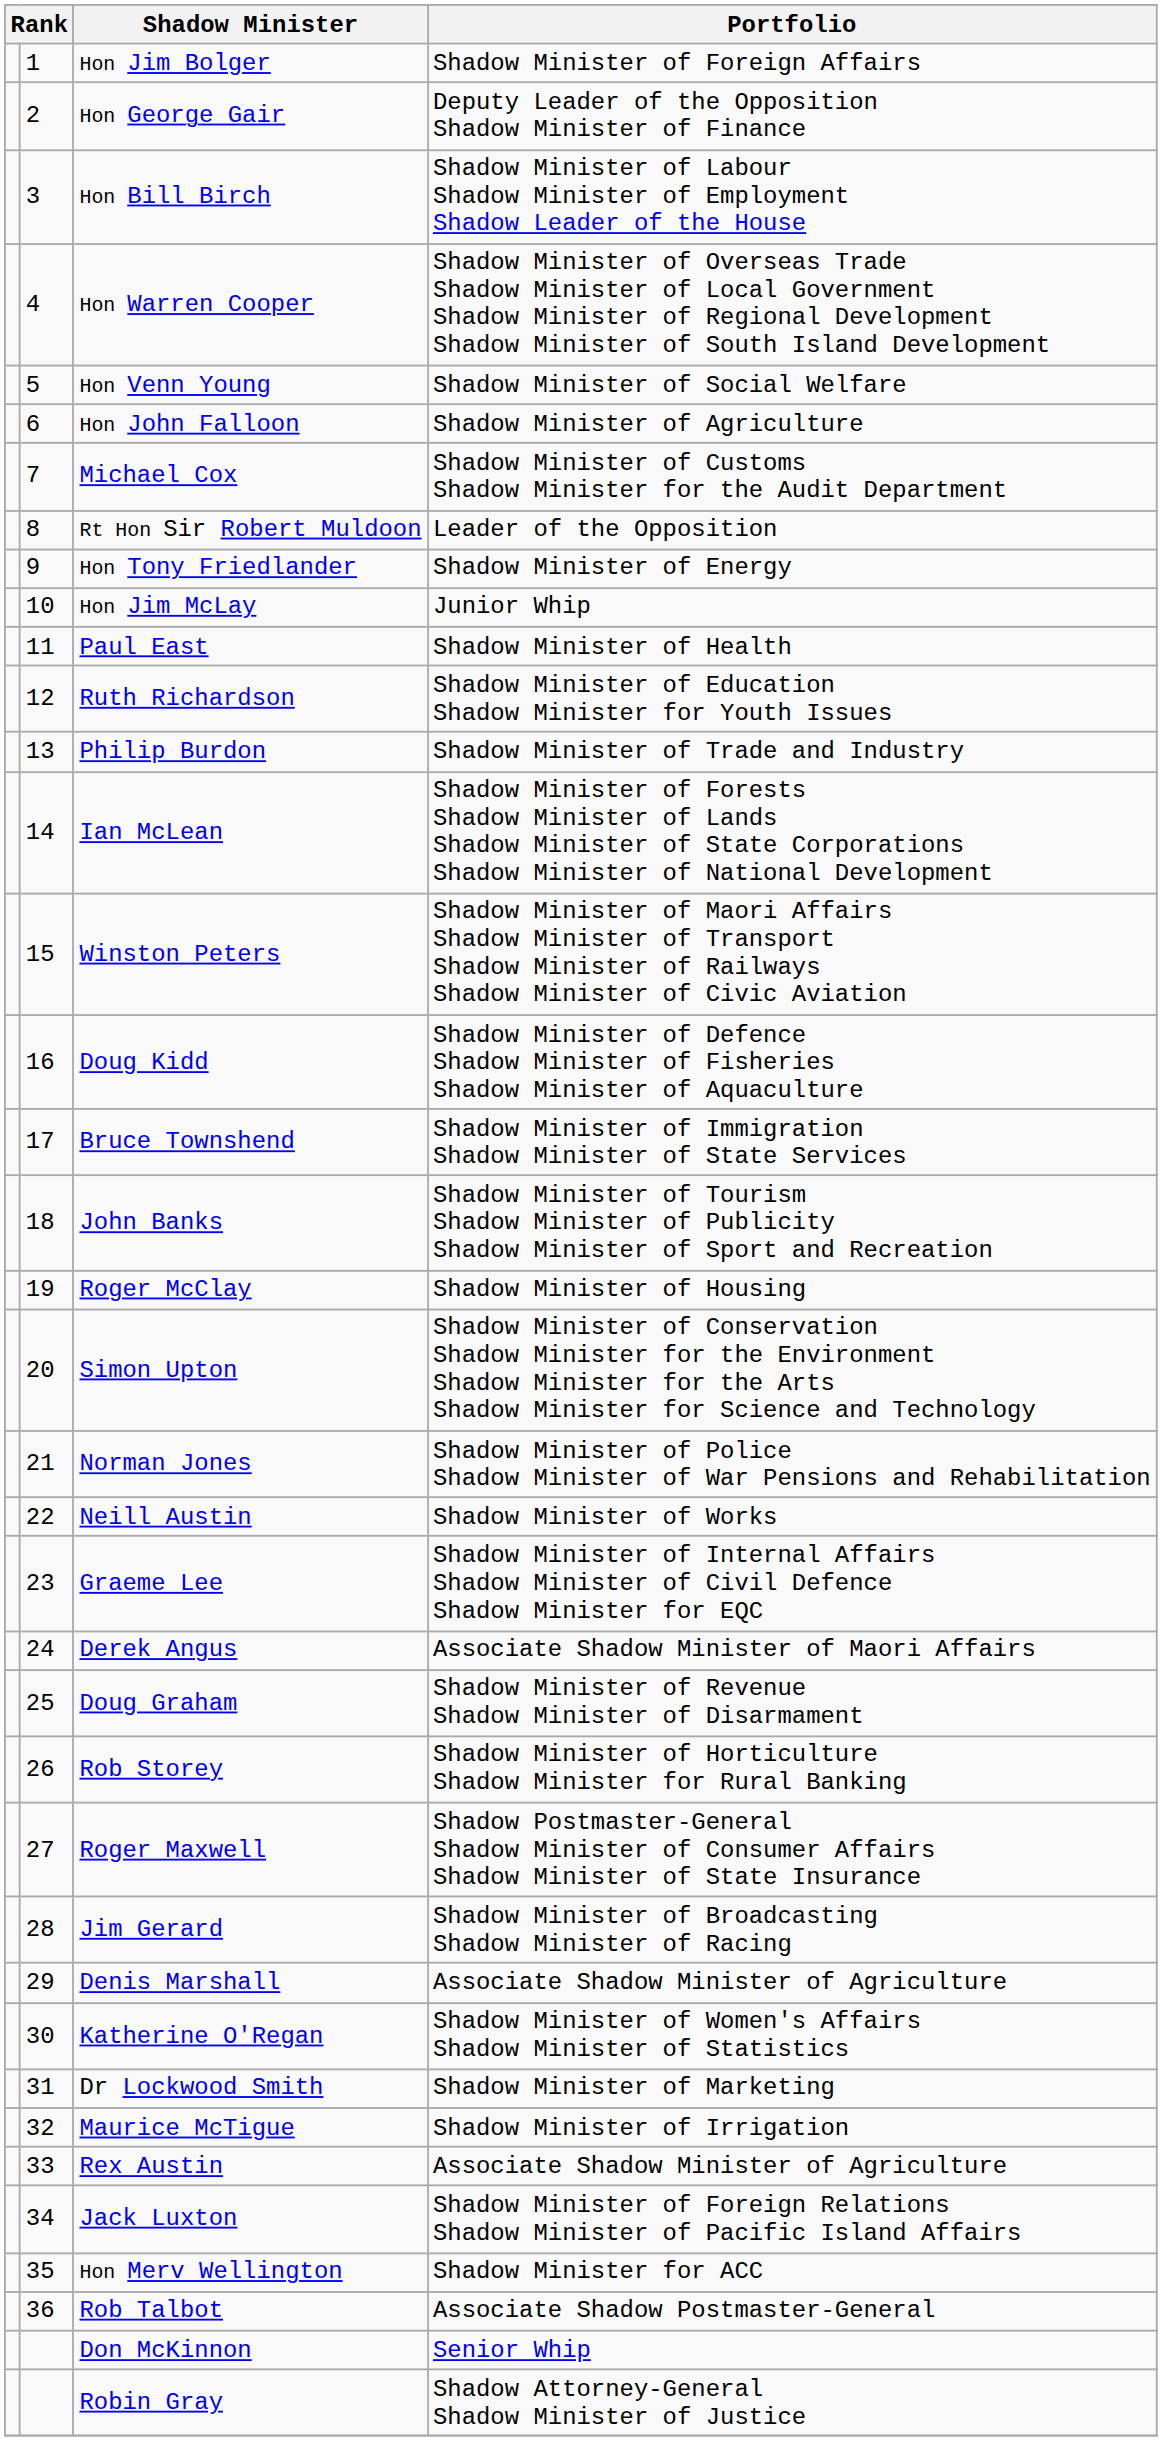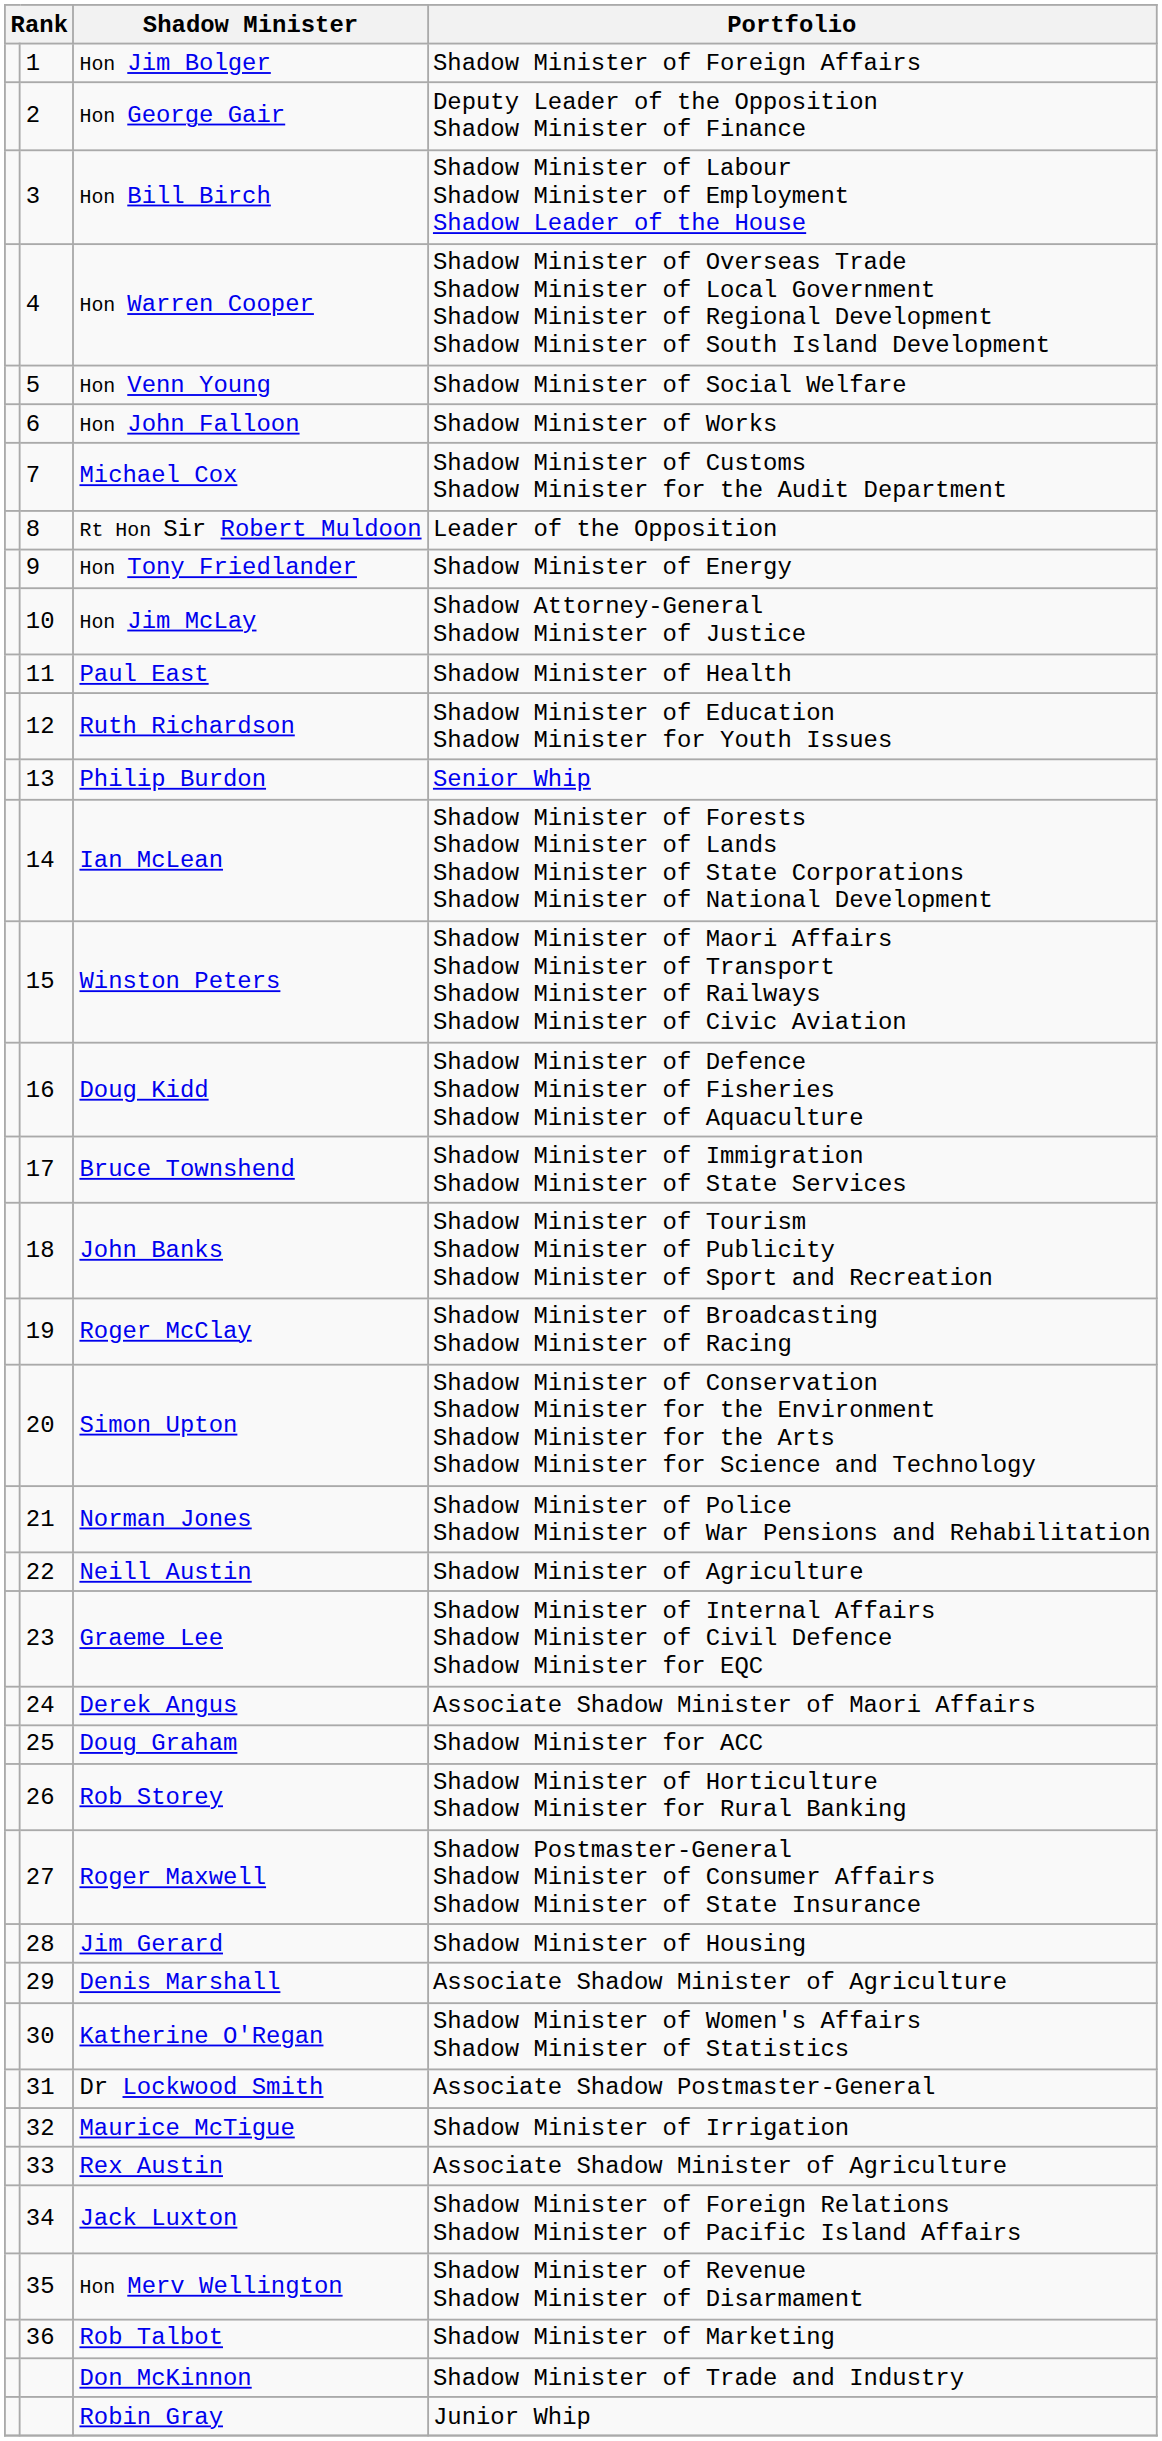(648, 424) Shadow Minister of Agriculture -> (605, 424) Shadow Minister of Works
(512, 607) Junior Whip -> (620, 621) Shadow Attorney-General Shadow Minister of Justice
(699, 752) Shadow Minister of Trade and Industry -> (512, 780) Senior Whip
(620, 1290) Shadow Minister of Housing -> (655, 1331) Shadow Minister of Broadcasting Shadow Minister of Racing
(605, 1517) Shadow Minister of Works -> (648, 1572) Shadow Minister of Agriculture
(648, 1703) Shadow Minister of Revenue Shadow Minister of Disarmament -> (598, 1744) Shadow Minister for ACC
(655, 1930) Shadow Minister of Broadcasting Shadow Minister of Racing -> (620, 1944) Shadow Minister of Housing
(634, 2089) Shadow Minister of Marketing -> (684, 2089) Associate Shadow Postmaster-General
(598, 2272) Shadow Minister for ACC -> (648, 2286) Shadow Minister of Revenue Shadow Minister of Disarmament
(684, 2311) Associate Shadow Postmaster-General -> (634, 2339) Shadow Minister of Marketing
(512, 2350) Senior Whip -> (699, 2378) Shadow Minister of Trade and Industry
(620, 2403) Shadow Attorney-General Shadow Minister of Justice -> (512, 2417) Junior Whip
